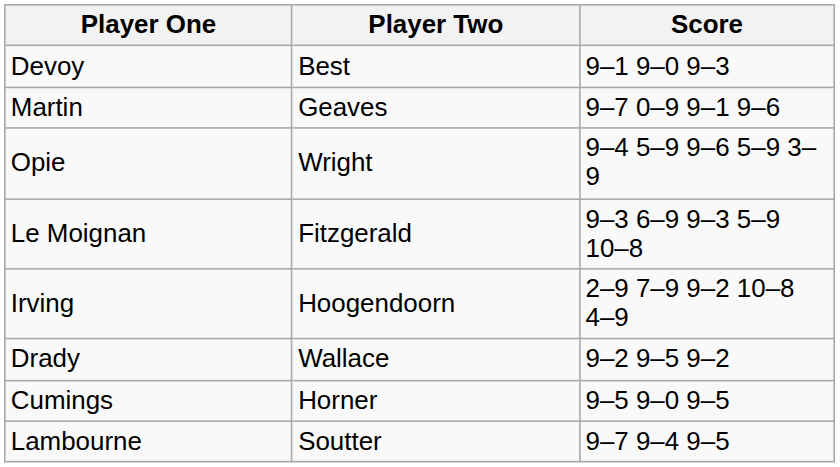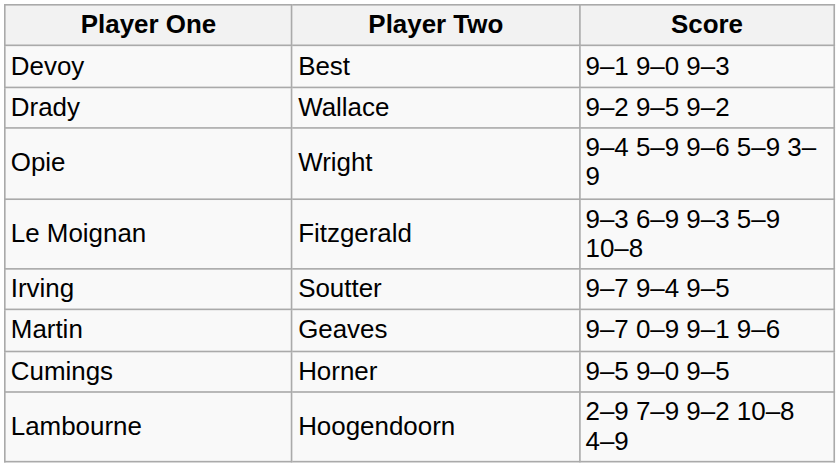rows swapped: (45, 359) <-> (47, 107)
(377, 303) Hoogendoorn -> (340, 288) Soutter
(690, 303) 2–9 7–9 9–2 10–8 4–9 -> (658, 288) 9–7 9–4 9–5
(340, 441) Soutter -> (377, 426) Hoogendoorn
(658, 441) 9–7 9–4 9–5 -> (690, 426) 2–9 7–9 9–2 10–8 4–9
